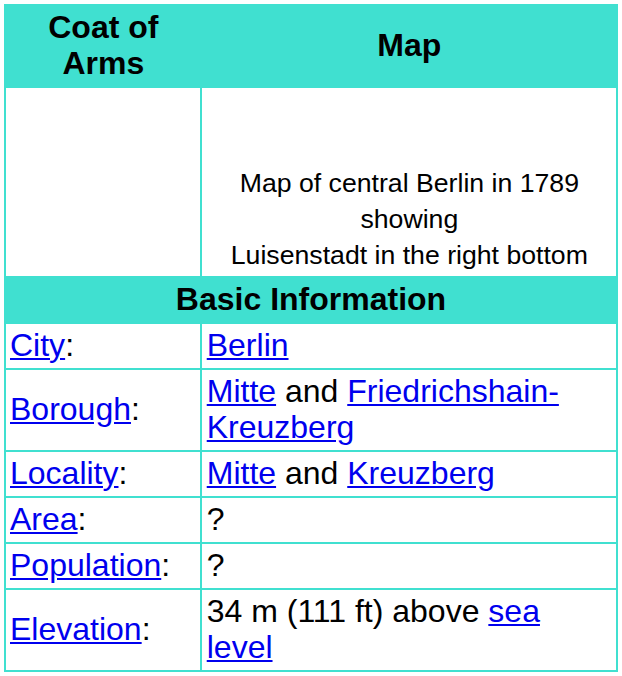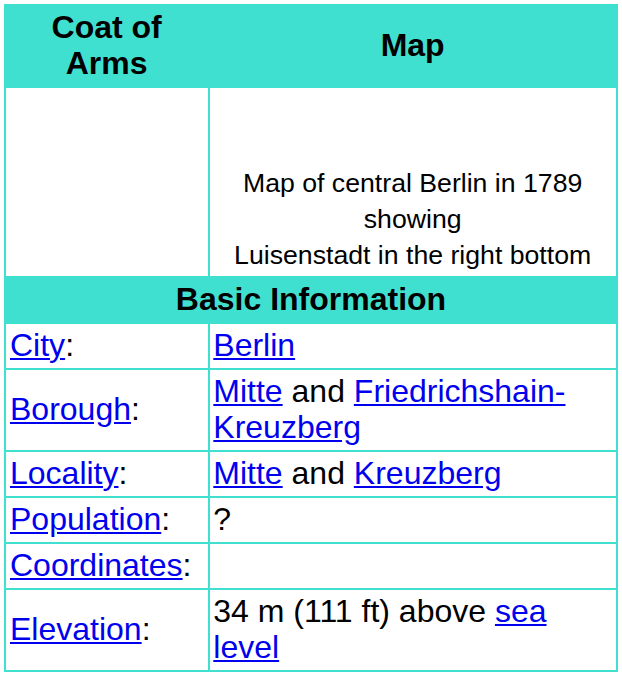- row: (48, 519)
+ row: (101, 565)
